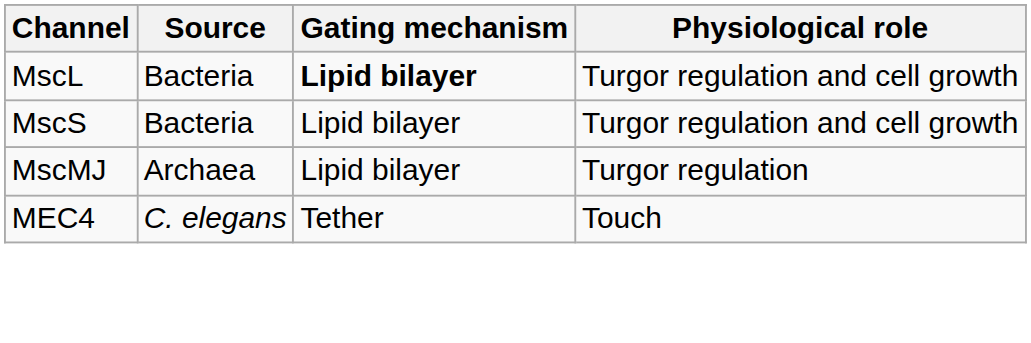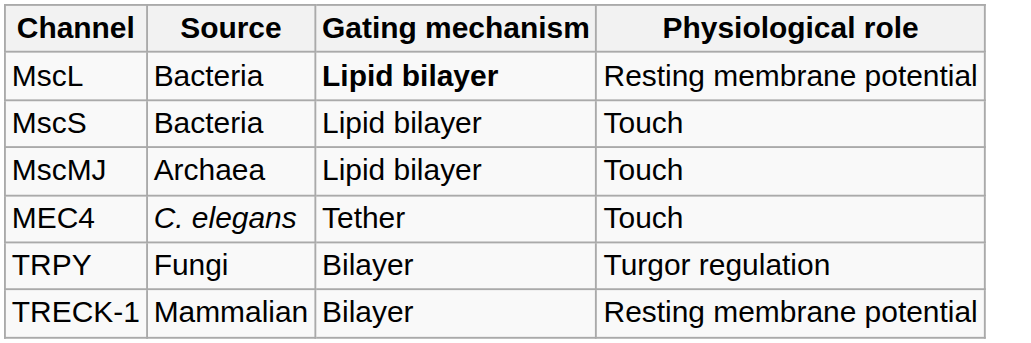(800, 75) Turgor regulation and cell growth -> (791, 75) Resting membrane potential
(800, 123) Turgor regulation and cell growth -> (643, 123) Touch
(695, 170) Turgor regulation -> (643, 170) Touch
+ row: (52, 265)
+ row: (76, 312)
